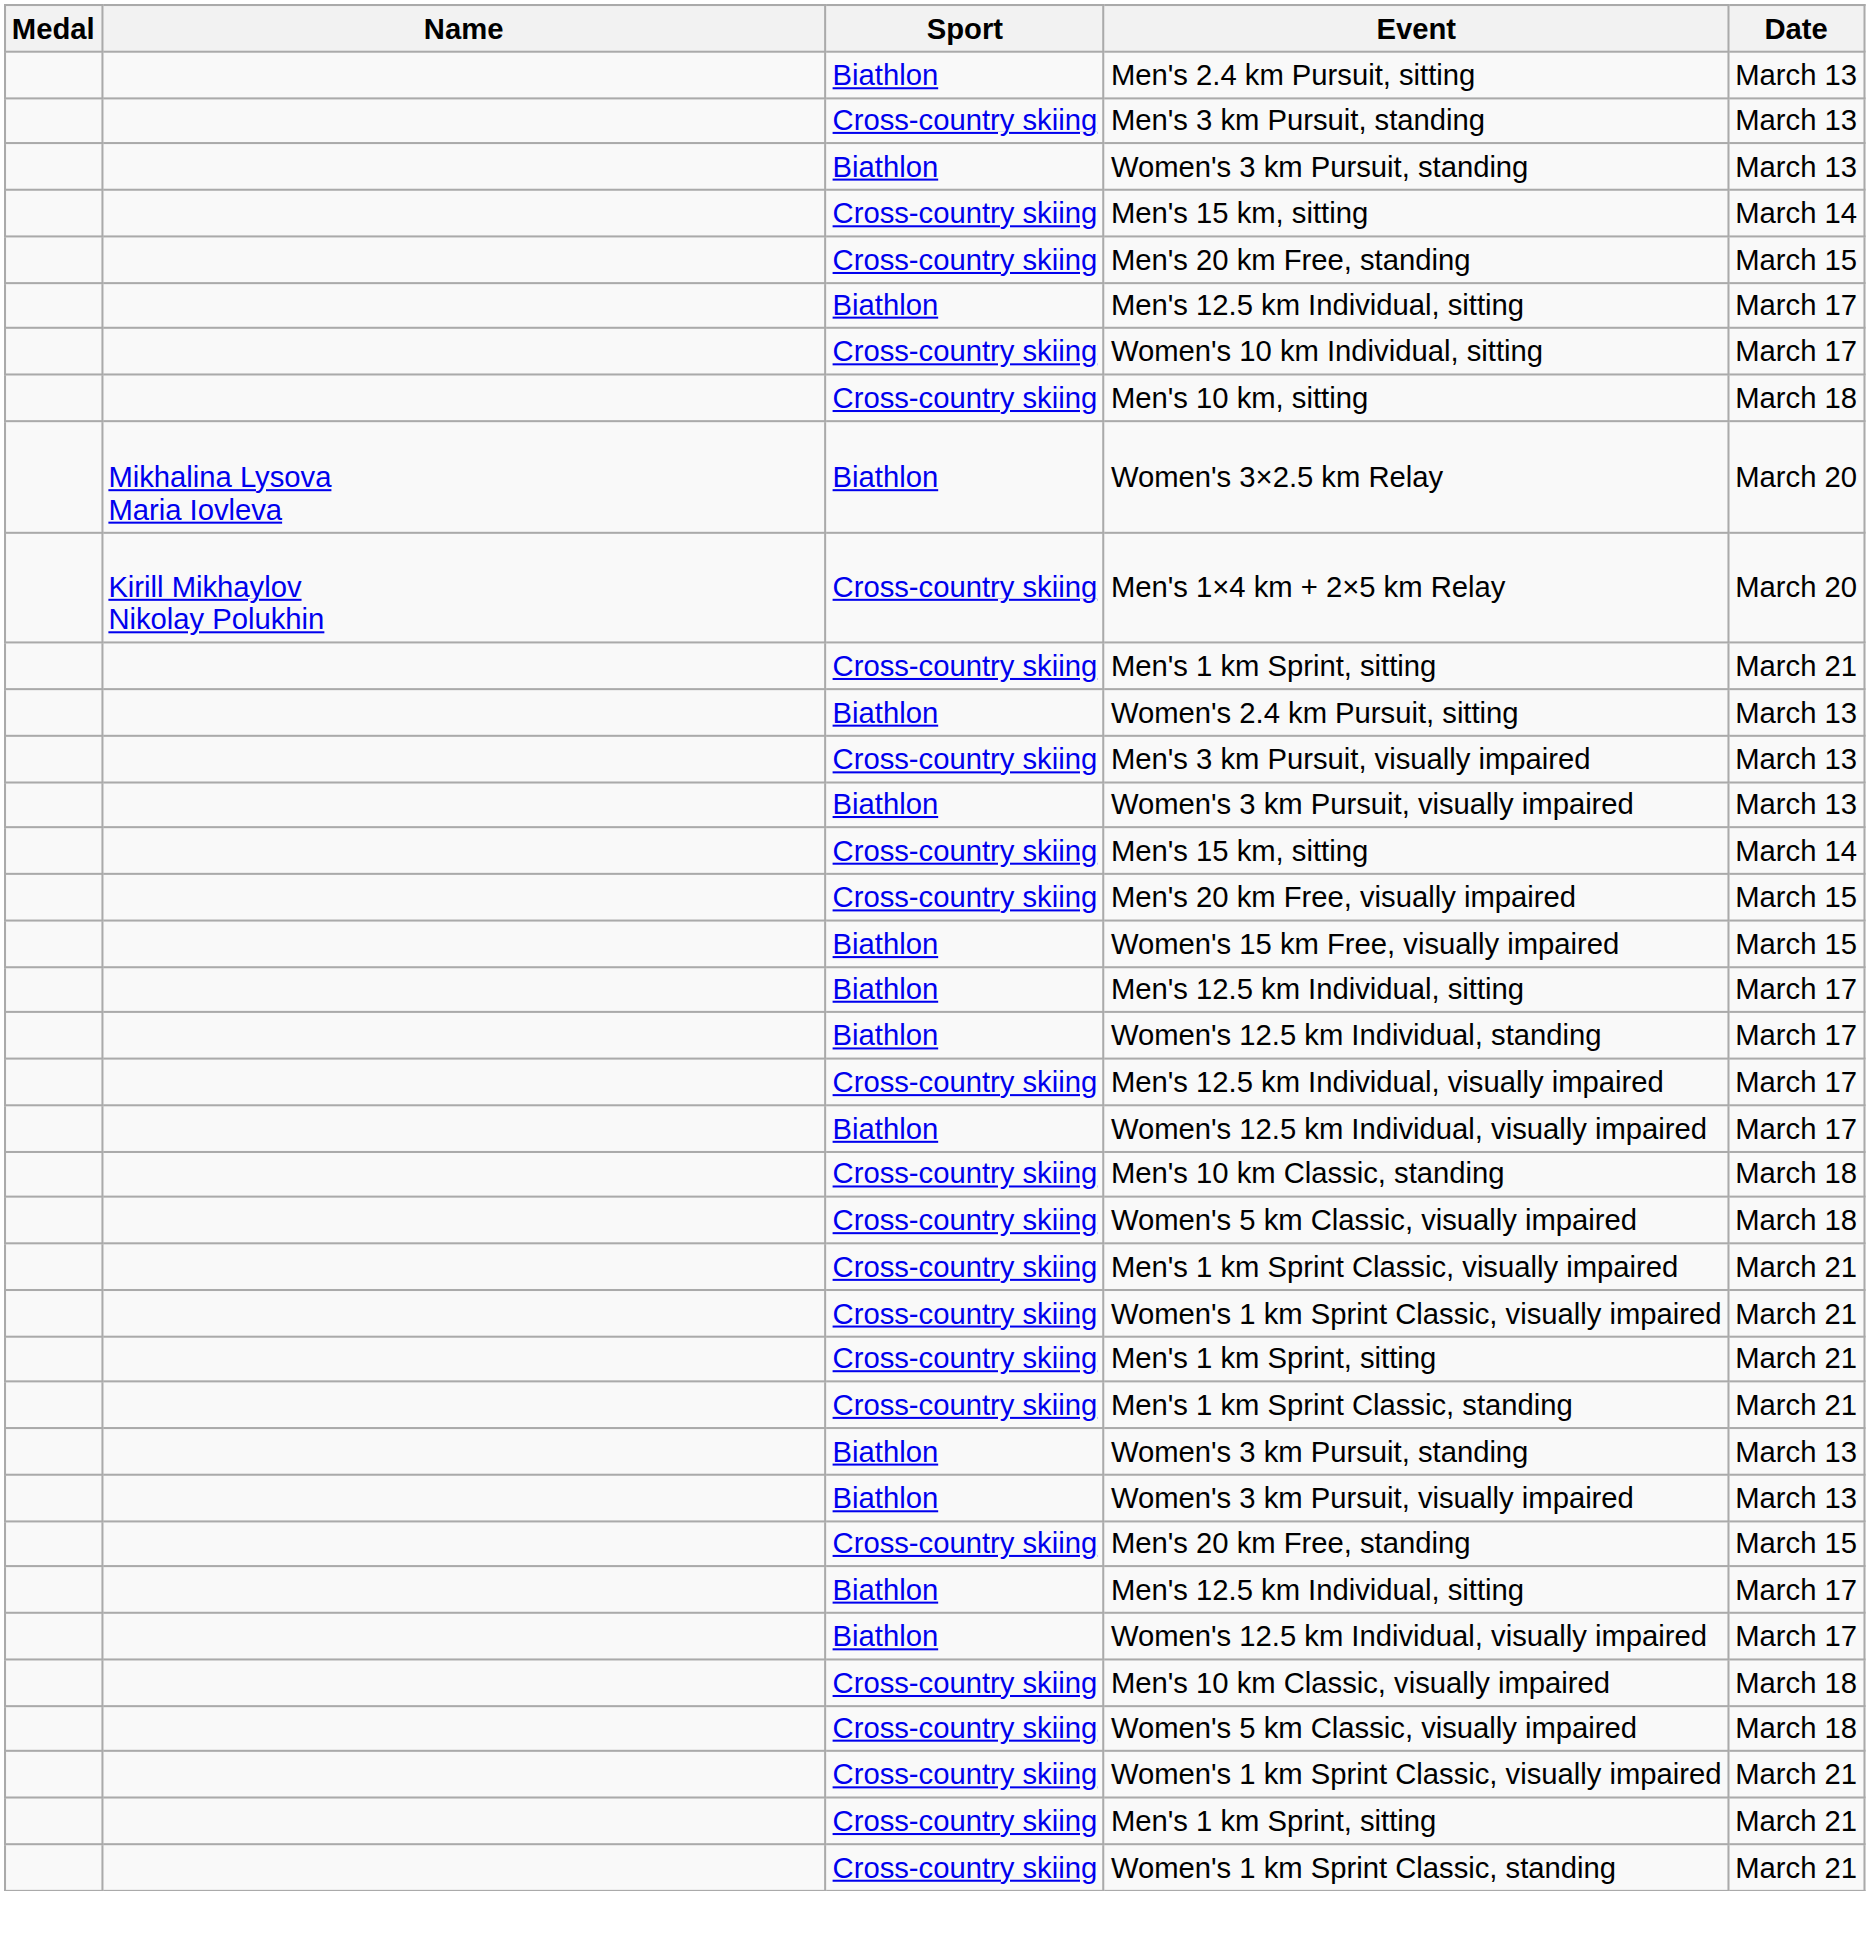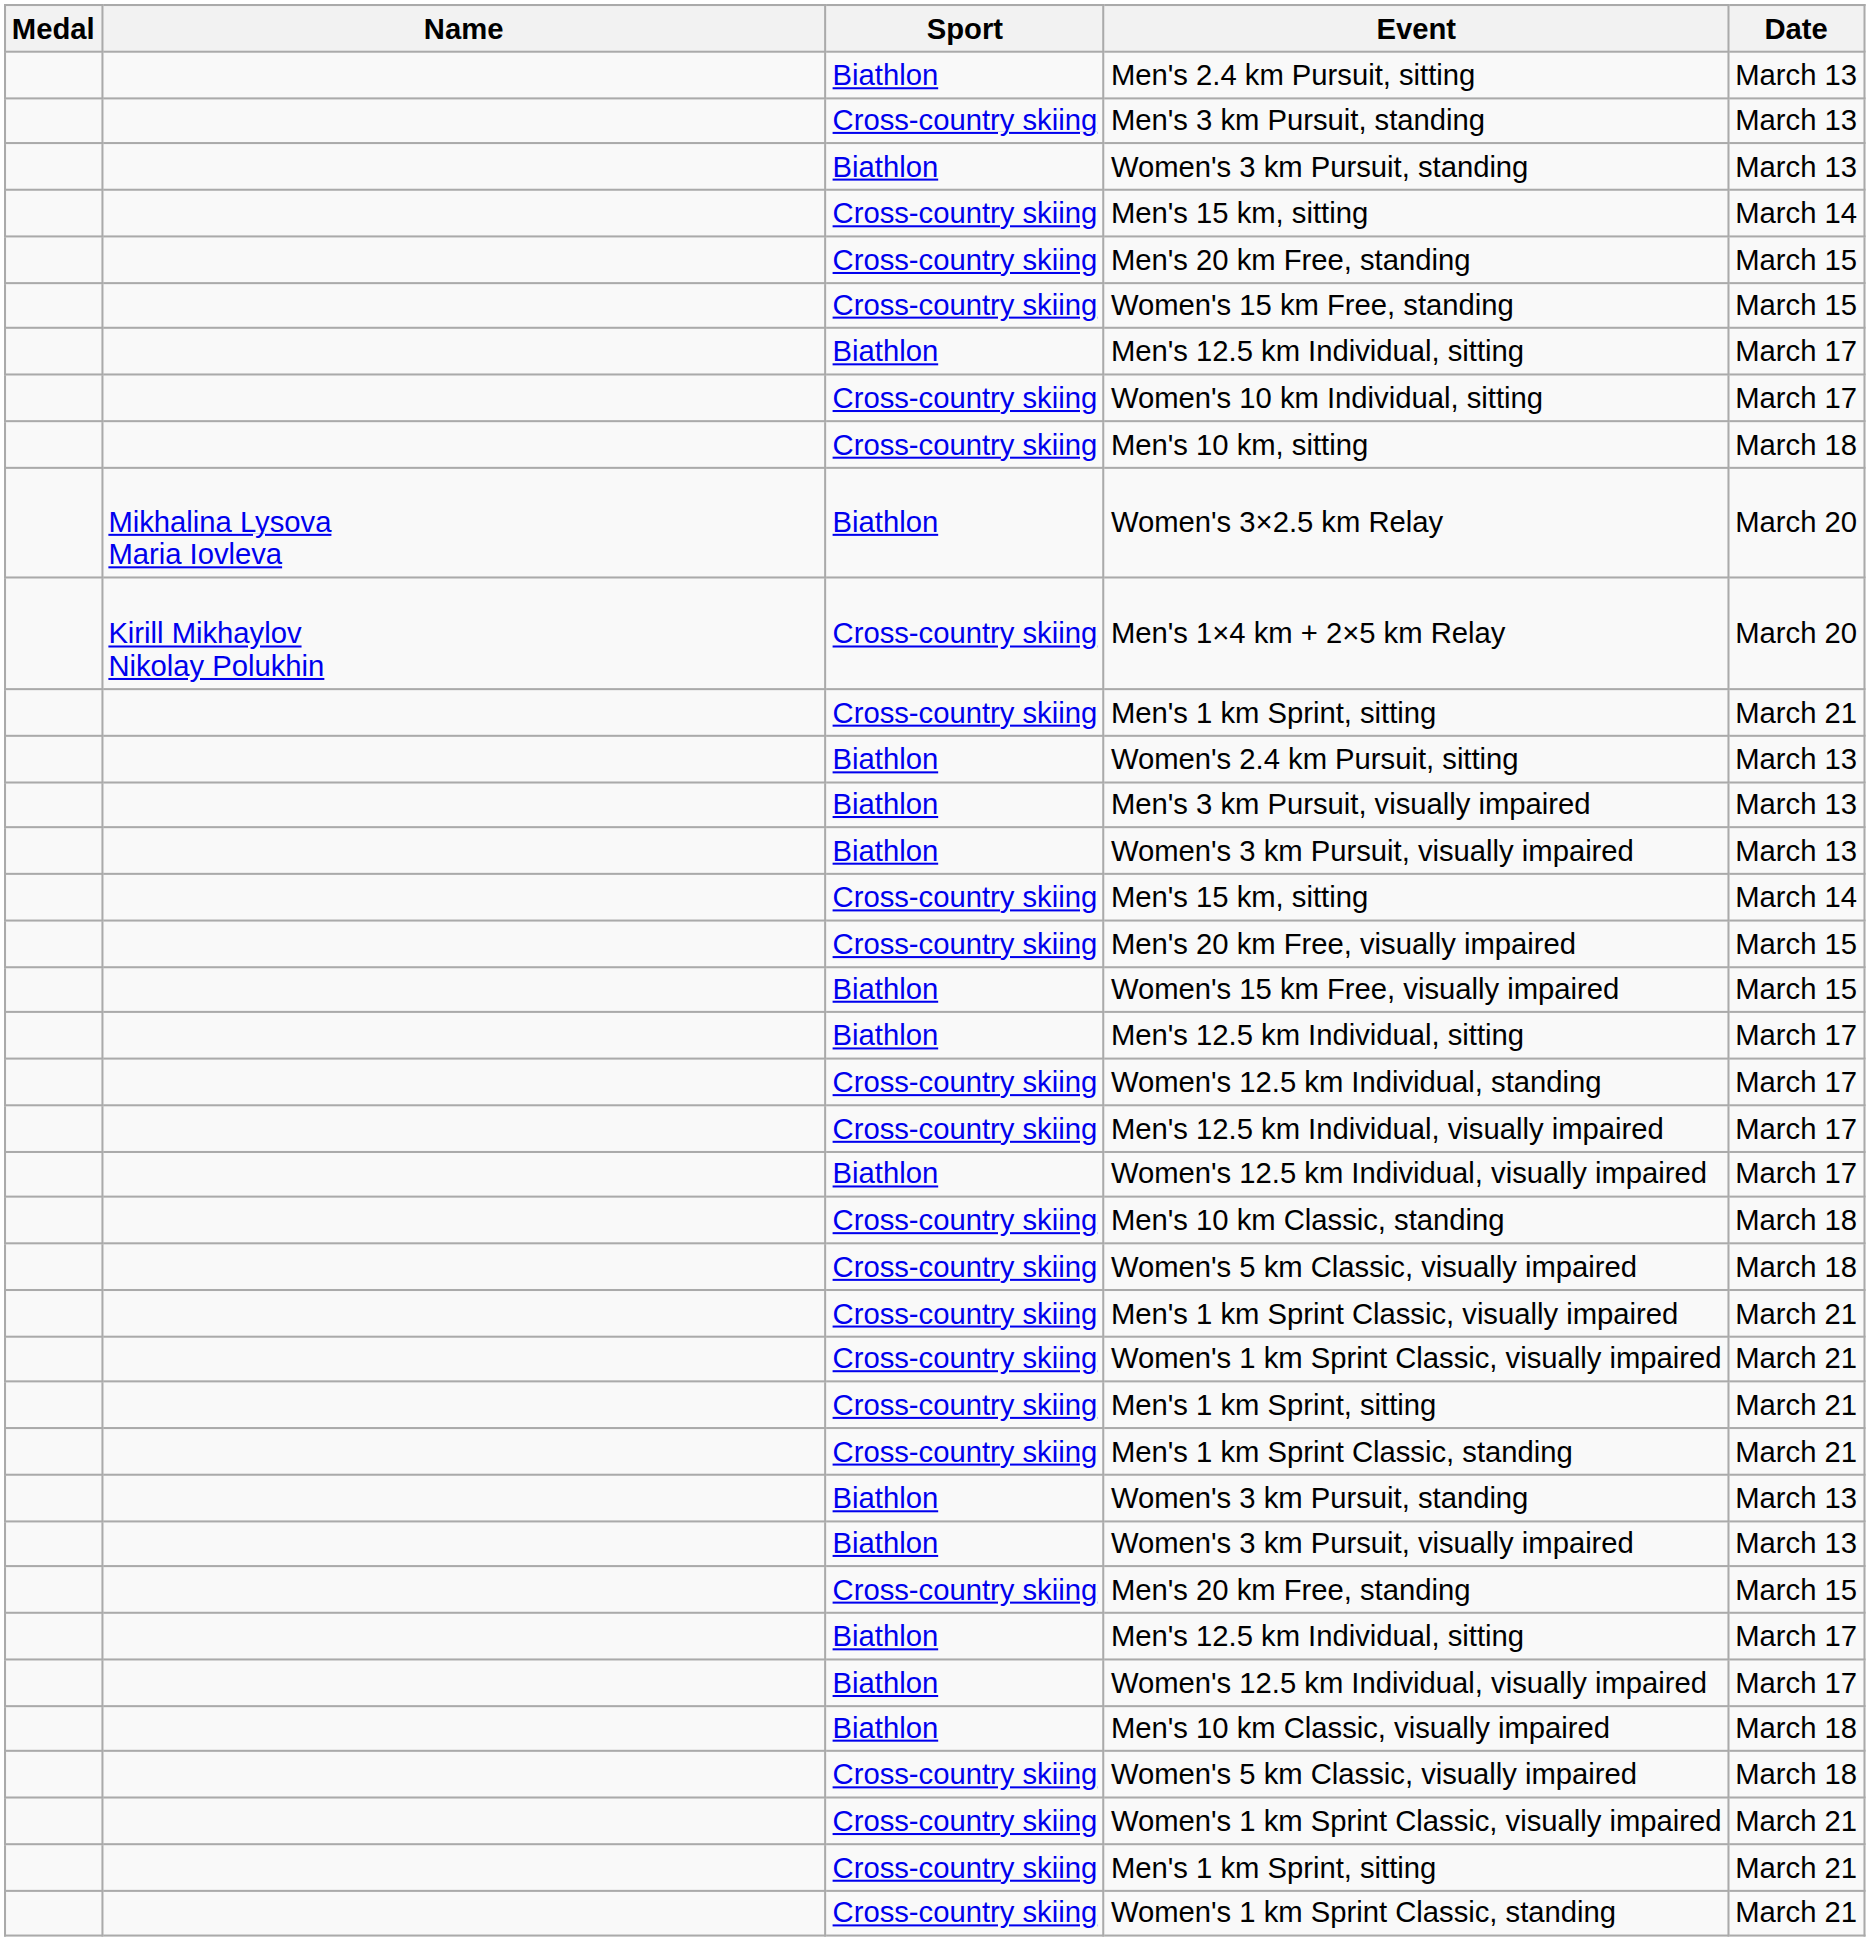+ row: (464, 306)
(965, 759) Cross-country skiing -> (885, 805) Biathlon
(885, 1036) Biathlon -> (965, 1082) Cross-country skiing
(965, 1682) Cross-country skiing -> (885, 1729) Biathlon
